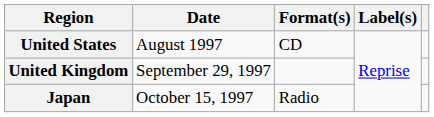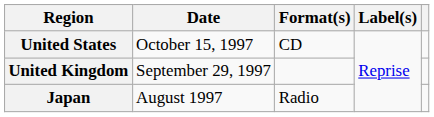(179, 44) August 1997 -> (195, 44) October 15, 1997
(195, 97) October 15, 1997 -> (179, 97) August 1997
